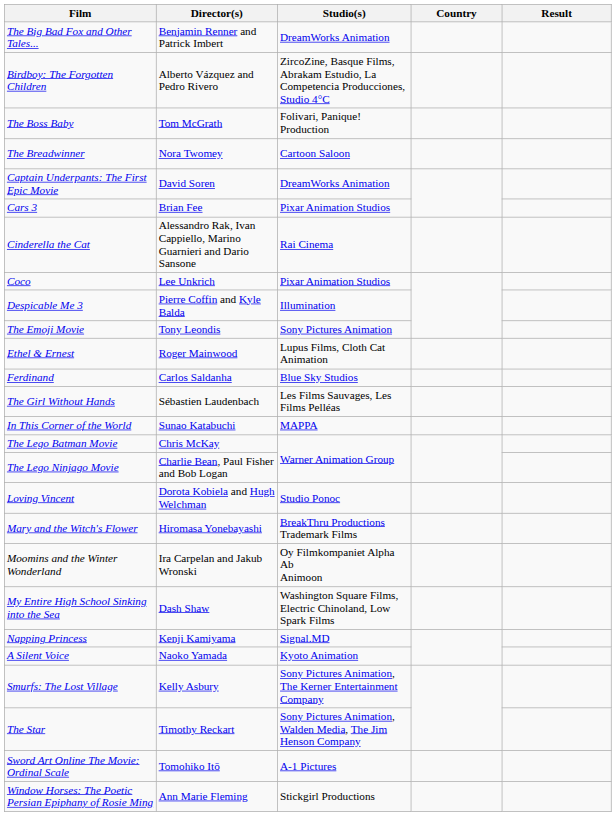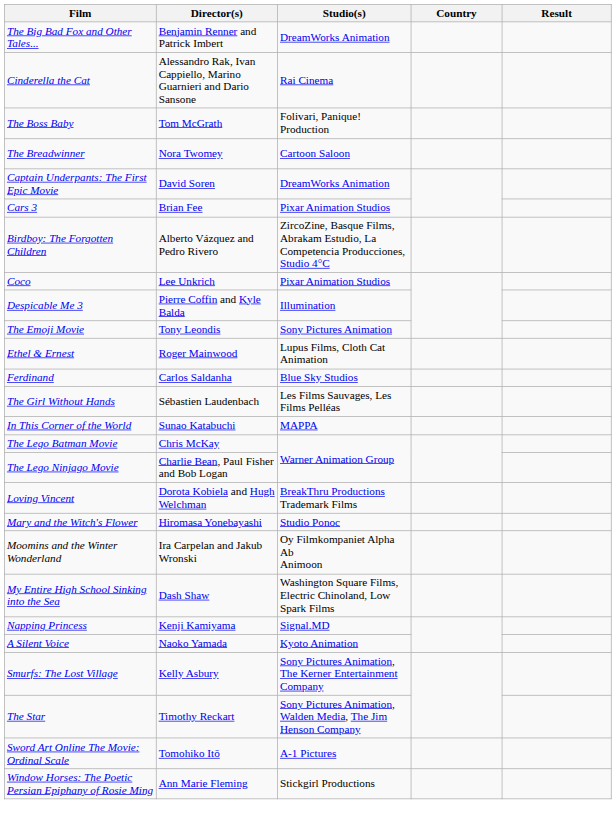rows swapped: (60, 80) <-> (48, 244)
(310, 498) Studio Ponoc -> (332, 498) BreakThru Productions Trademark Films
(332, 528) BreakThru Productions Trademark Films -> (310, 522) Studio Ponoc
